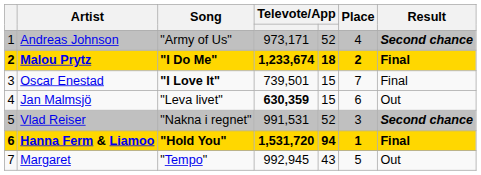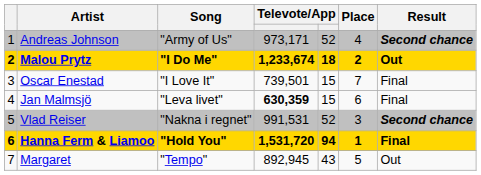(395, 60) Final -> (391, 60) Out
(190, 80) bold -> (187, 80) normal
(391, 100) Out -> (394, 100) Final
(286, 160) 992,945 -> (286, 160) 892,945
